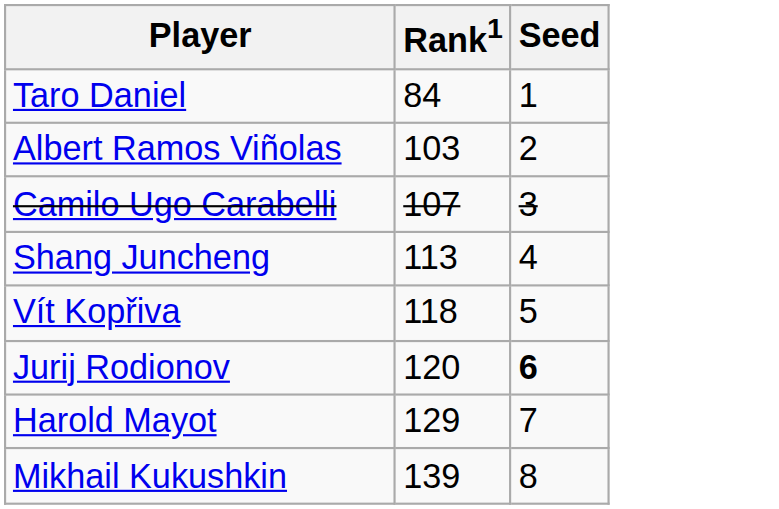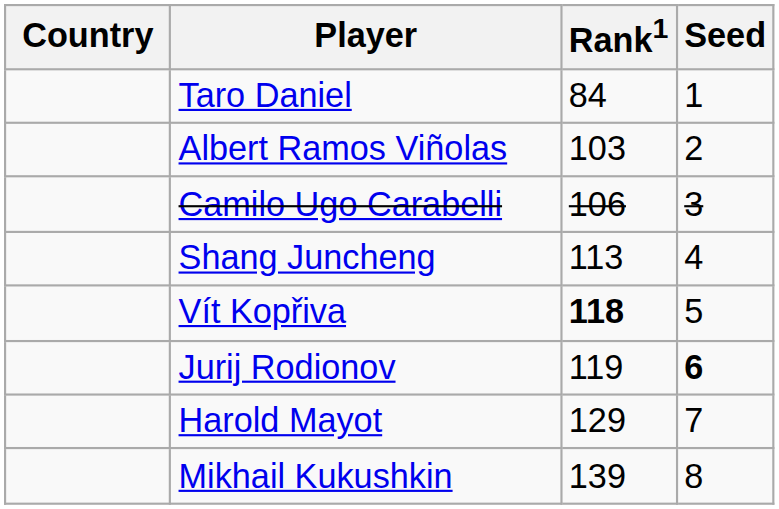+ column: (88, 36)
(432, 203) 107 -> (597, 203) 106
(431, 312) normal -> (596, 312) bold
(432, 366) 120 -> (596, 366) 119
